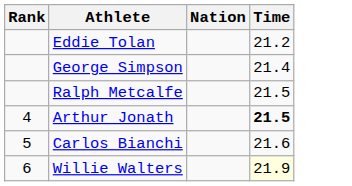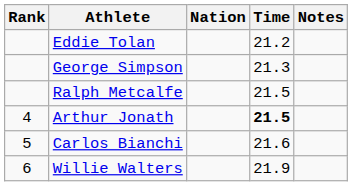+ column: (321, 17)
(272, 68) 21.4 -> (272, 68) 21.3
(272, 168) lightyellow background -> (272, 168) no background
